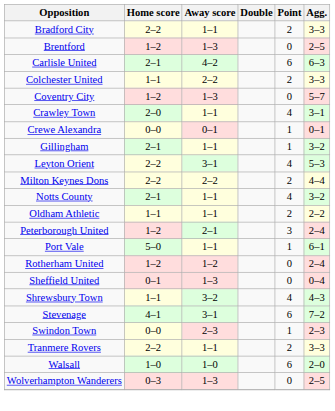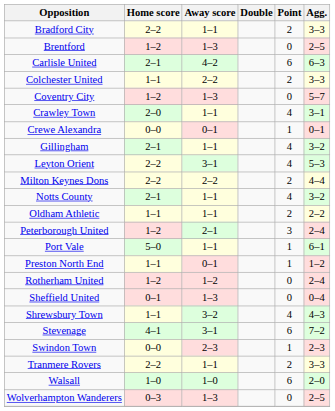(289, 146) 1 -> (289, 146) 4
+ row: (64, 264)
